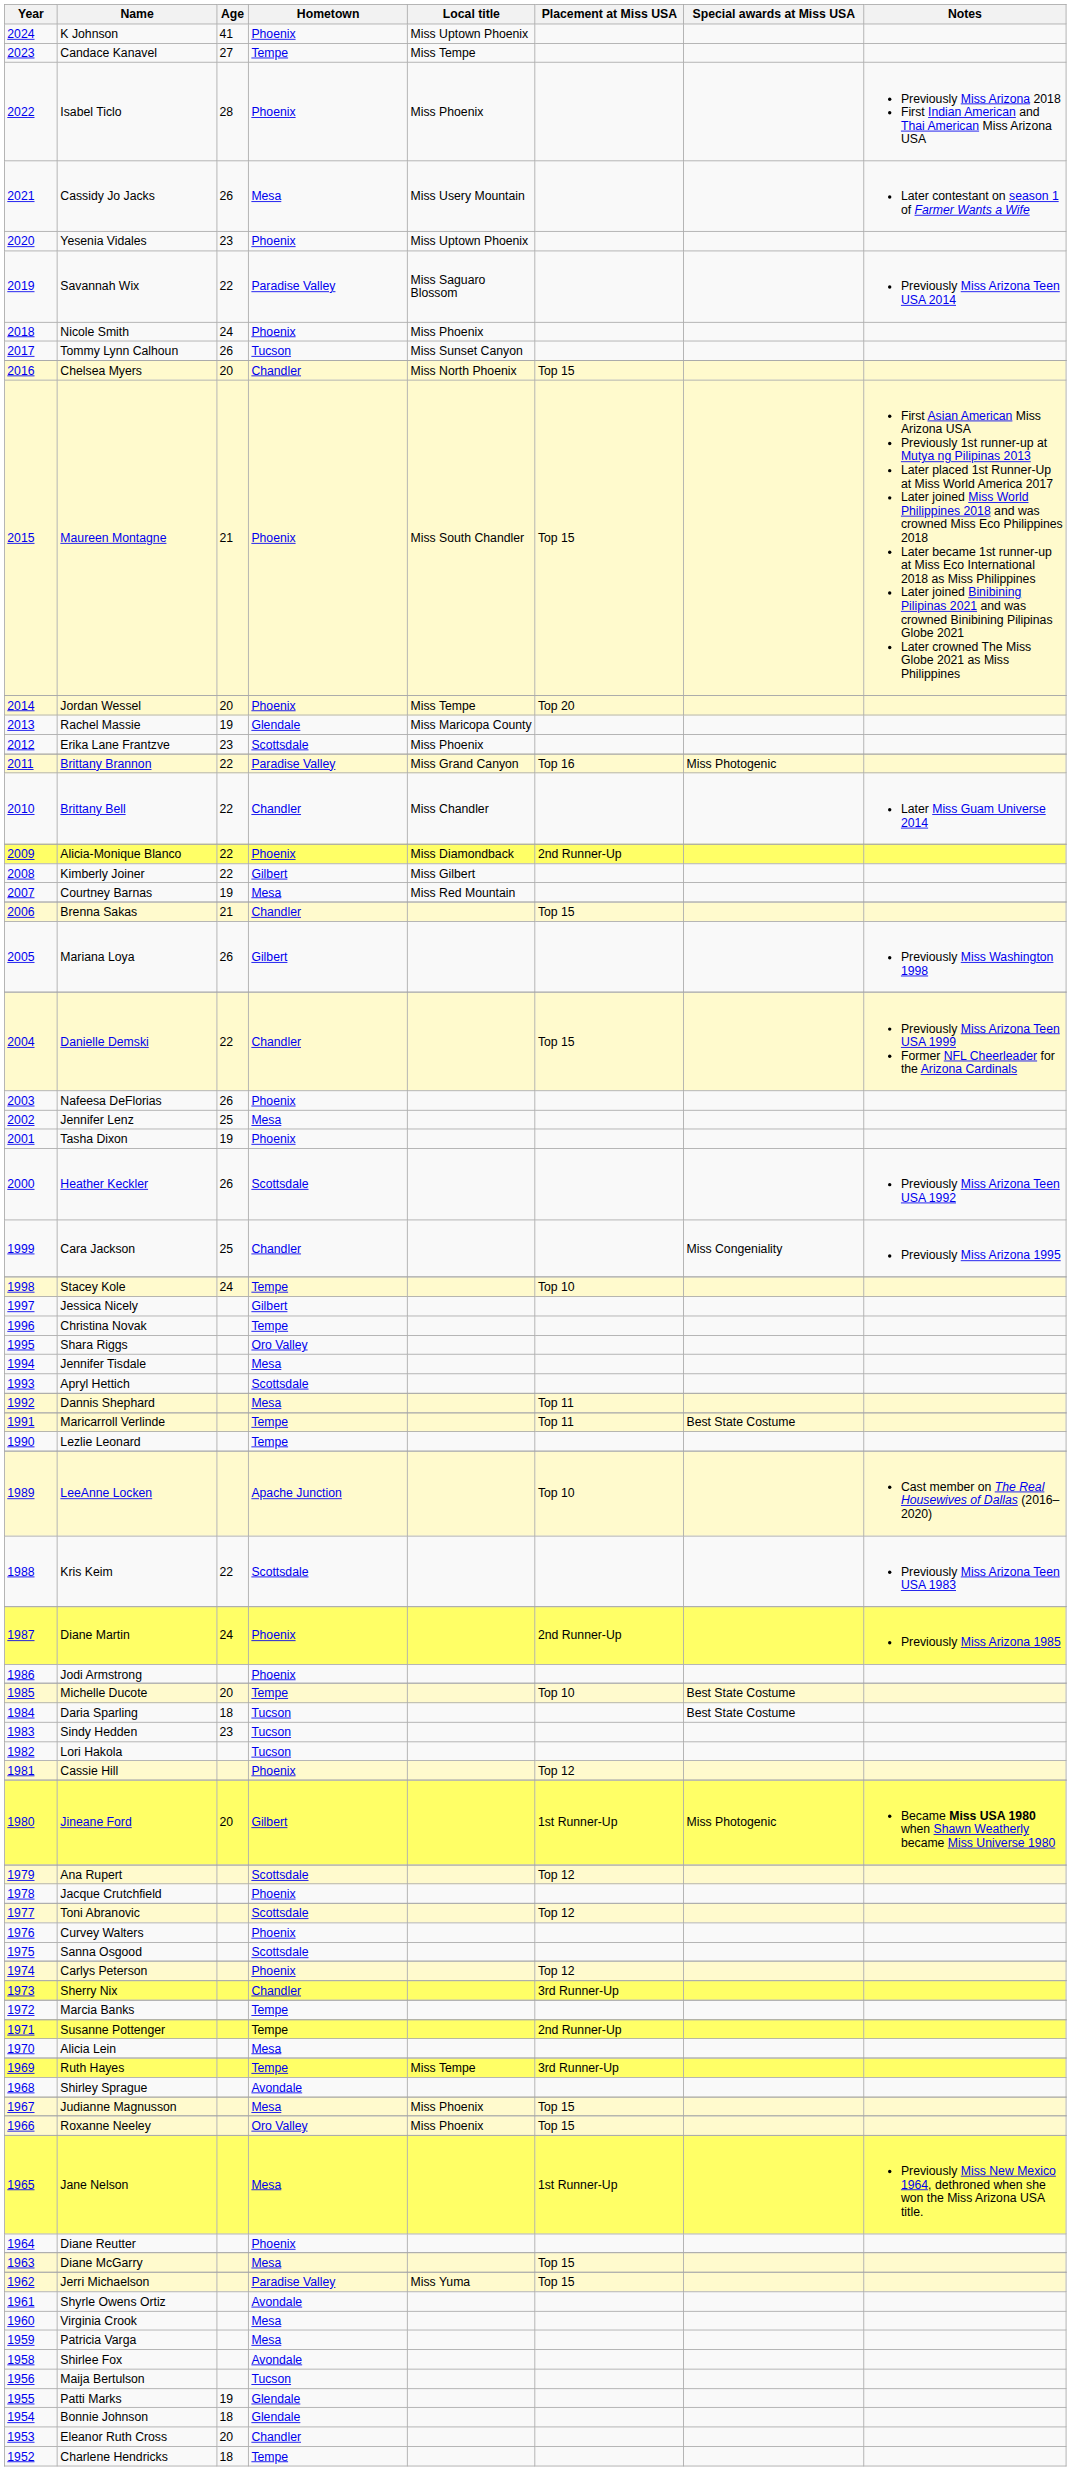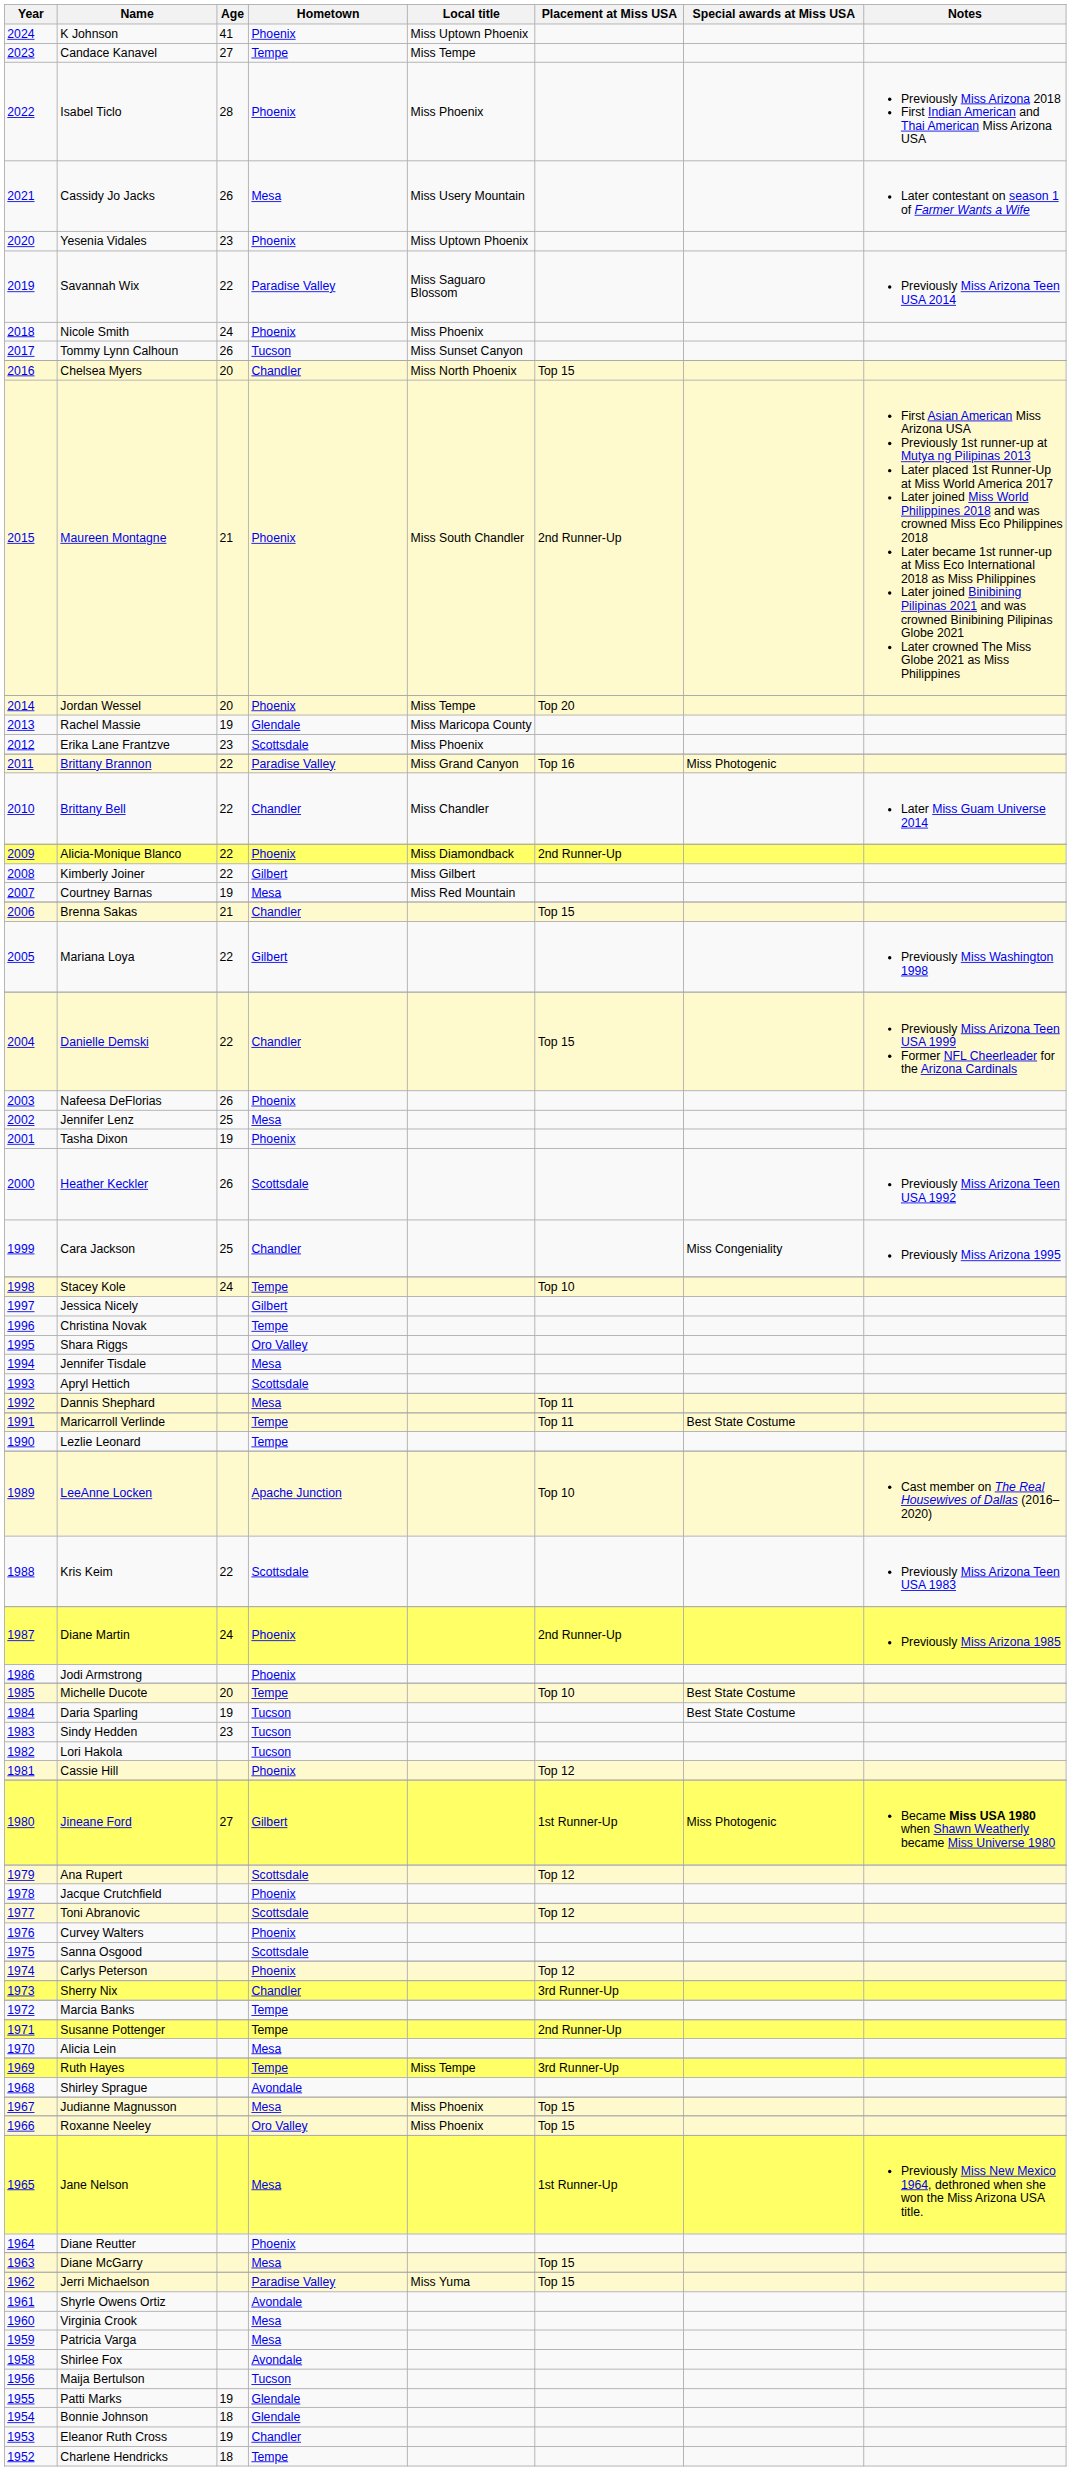(556, 538) Top 15 -> (580, 538) 2nd Runner-Up
(226, 957) 26 -> (226, 957) 22
(226, 1713) 18 -> (226, 1713) 19
(226, 1823) 20 -> (226, 1823) 27
(226, 2437) 20 -> (226, 2437) 19
